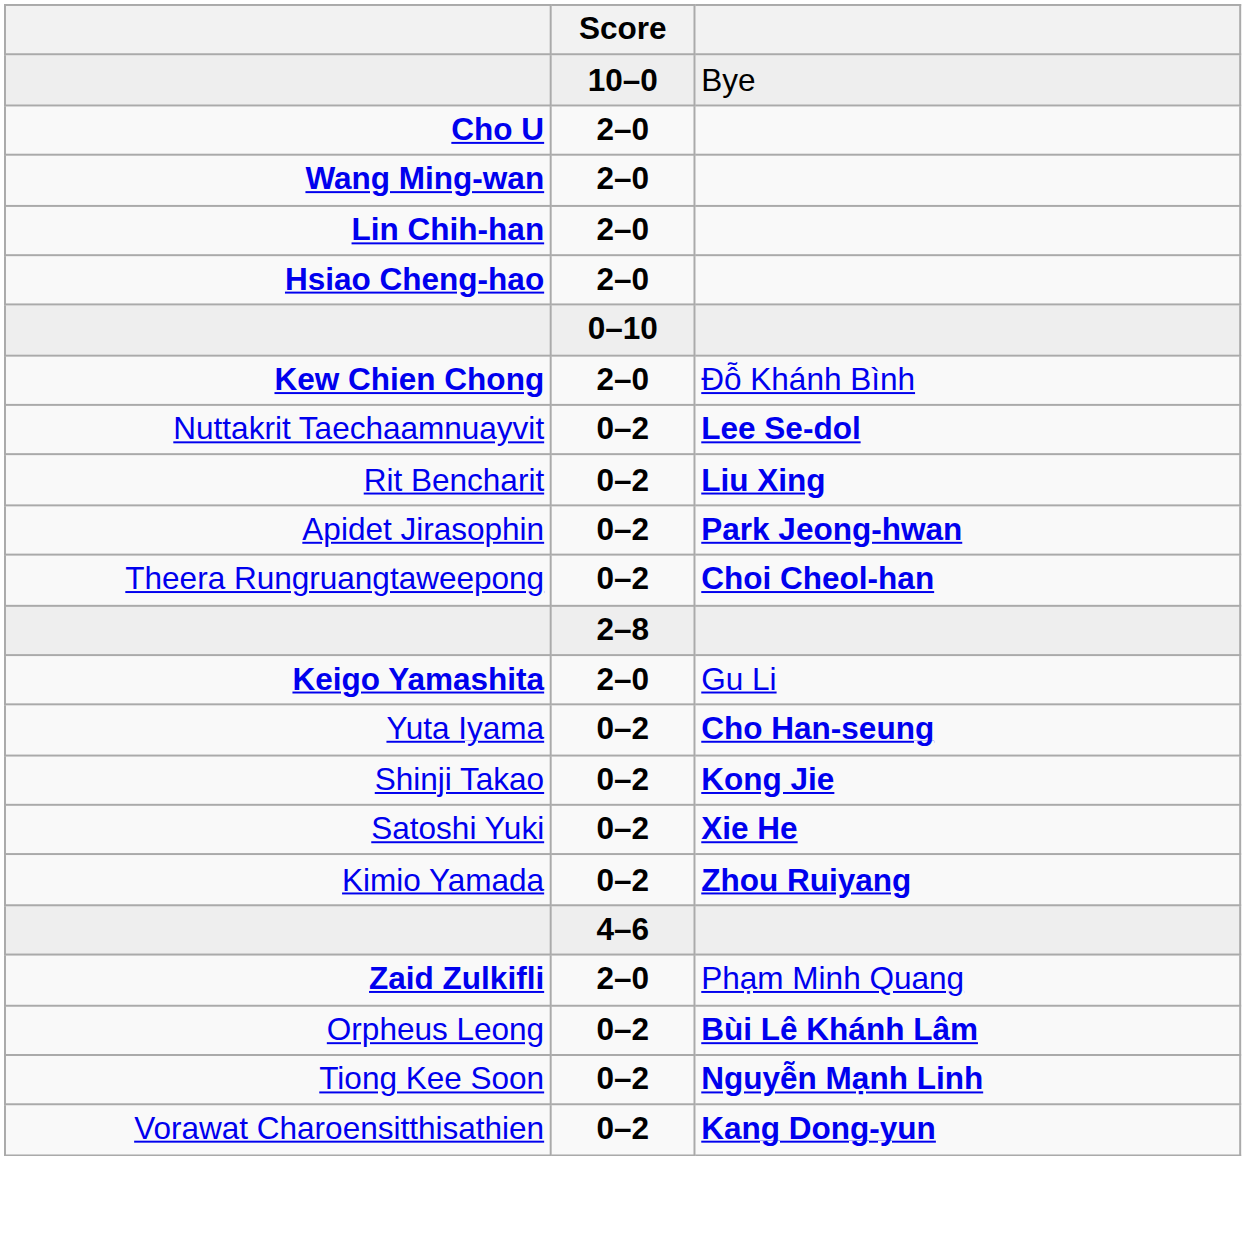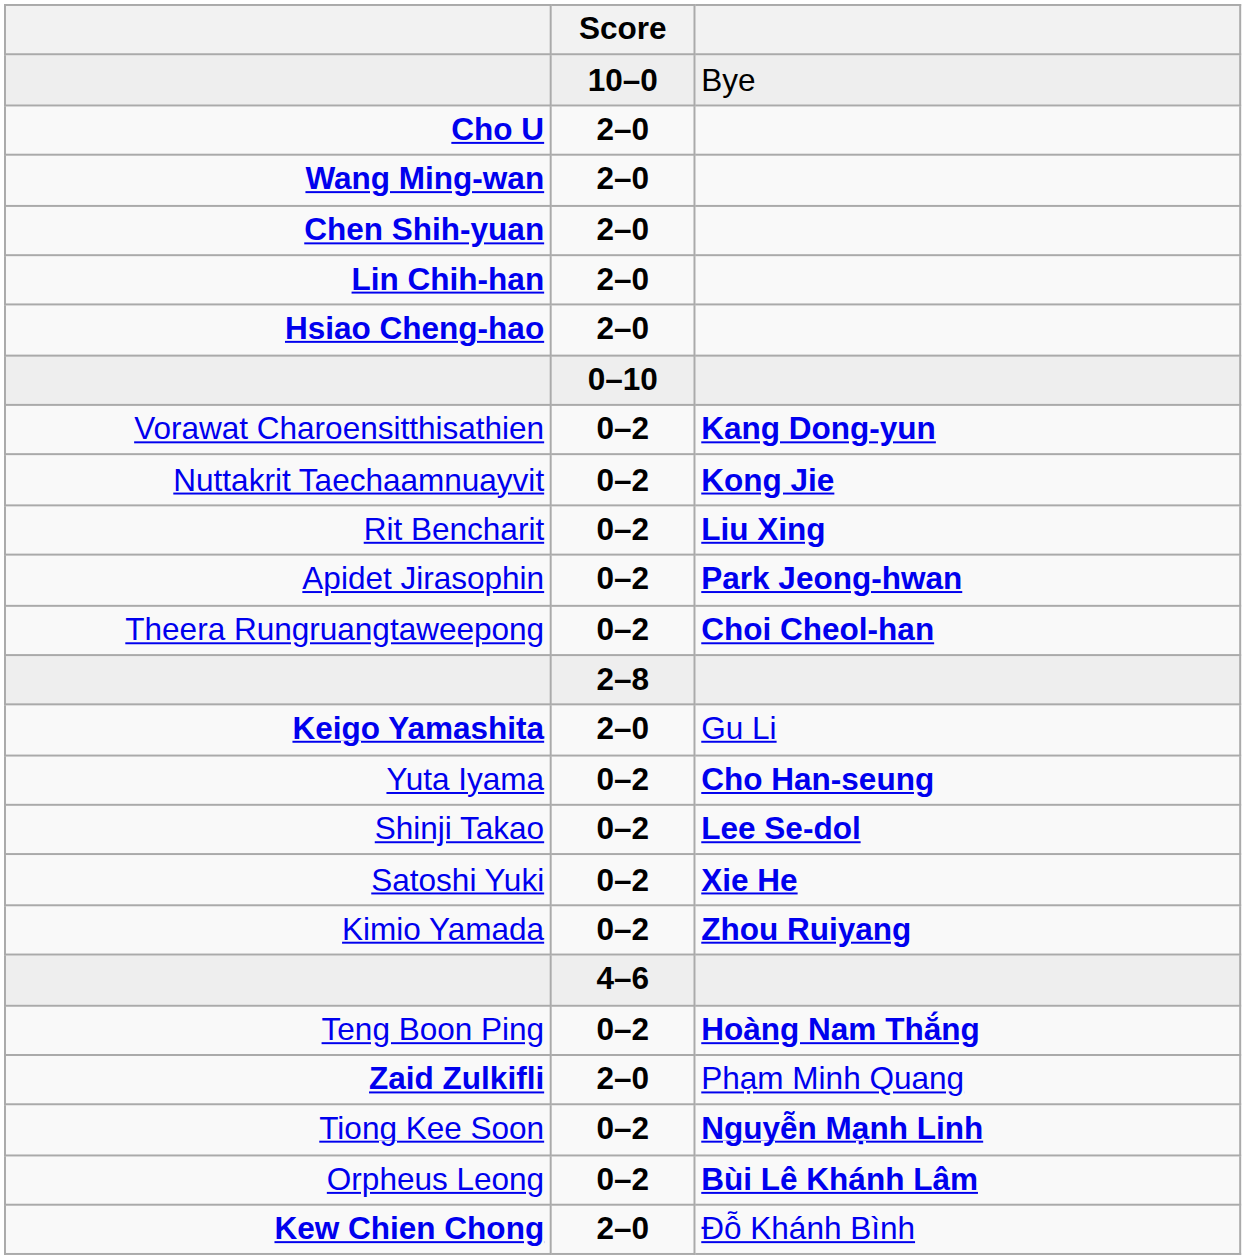+ row: (424, 229)
rows swapped: (339, 1129) <-> (409, 379)
(781, 429) Lee Se-dol -> (768, 479) Kong Jie
(768, 779) Kong Jie -> (781, 829) Lee Se-dol
+ row: (433, 1029)
rows swapped: (432, 1079) <-> (435, 1029)
